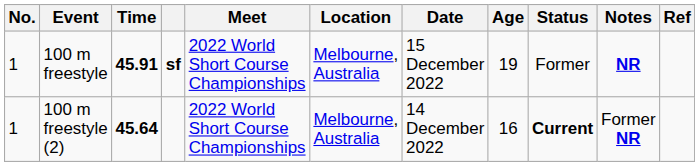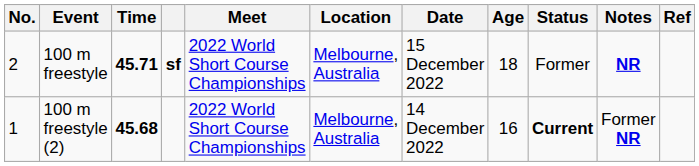(13, 63) 1 -> (13, 63) 2
(137, 63) 45.91 -> (137, 63) 45.71
(508, 63) 19 -> (508, 63) 18
(137, 128) 45.64 -> (137, 128) 45.68
